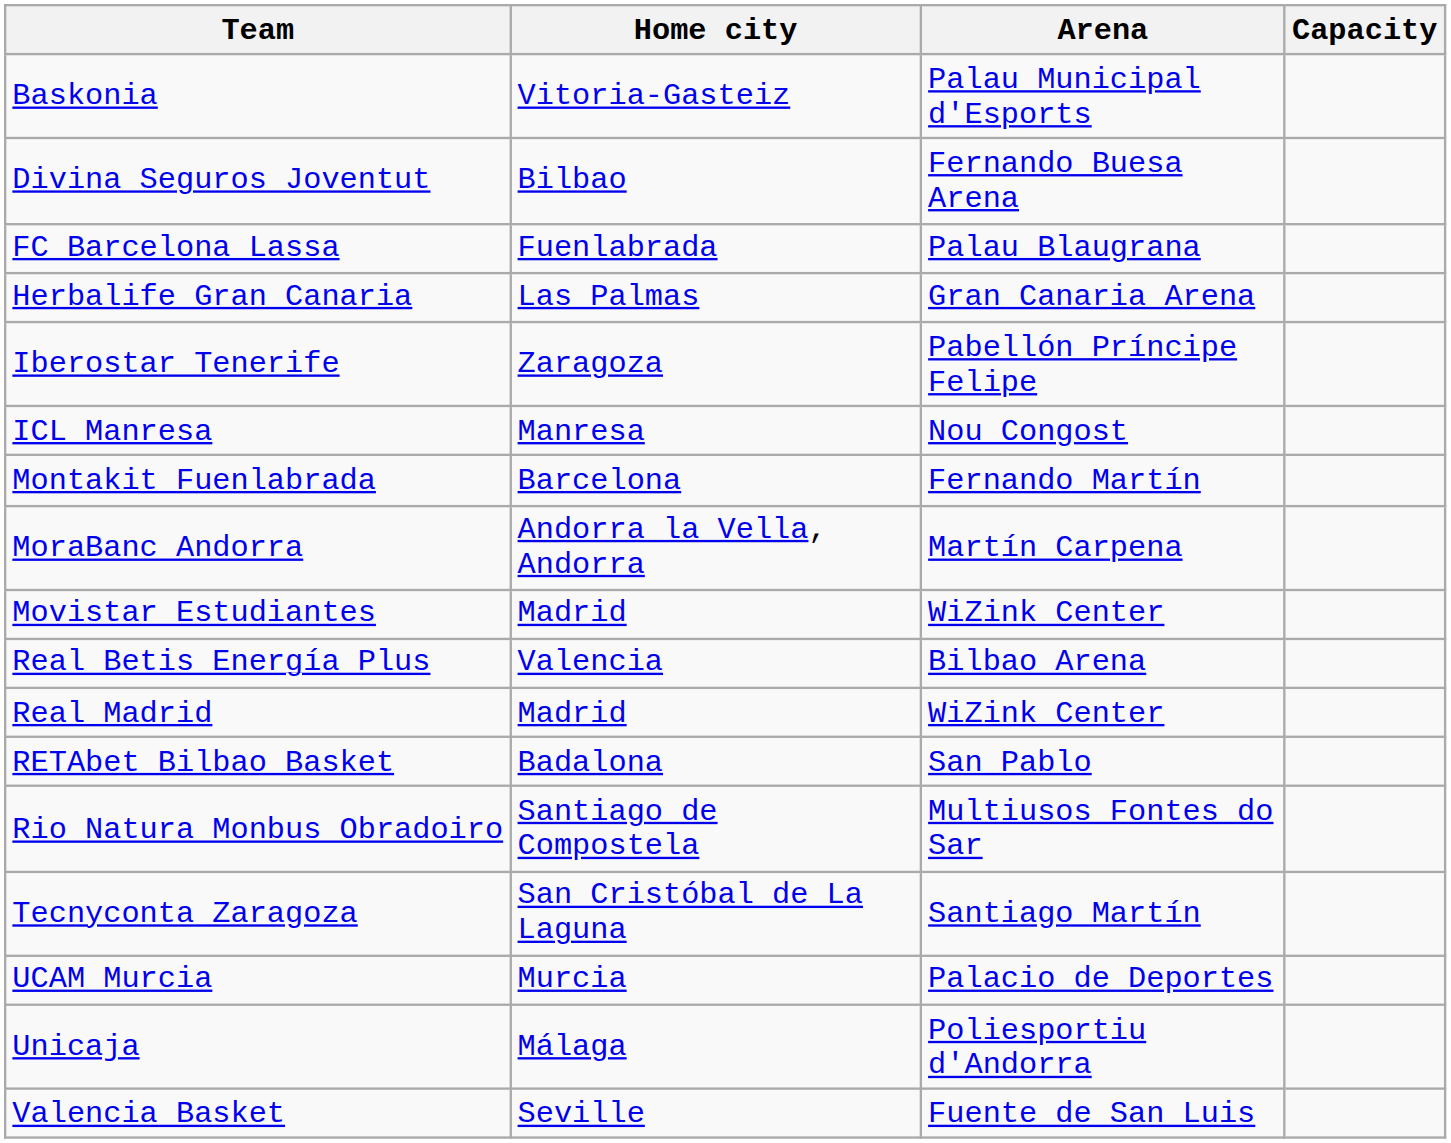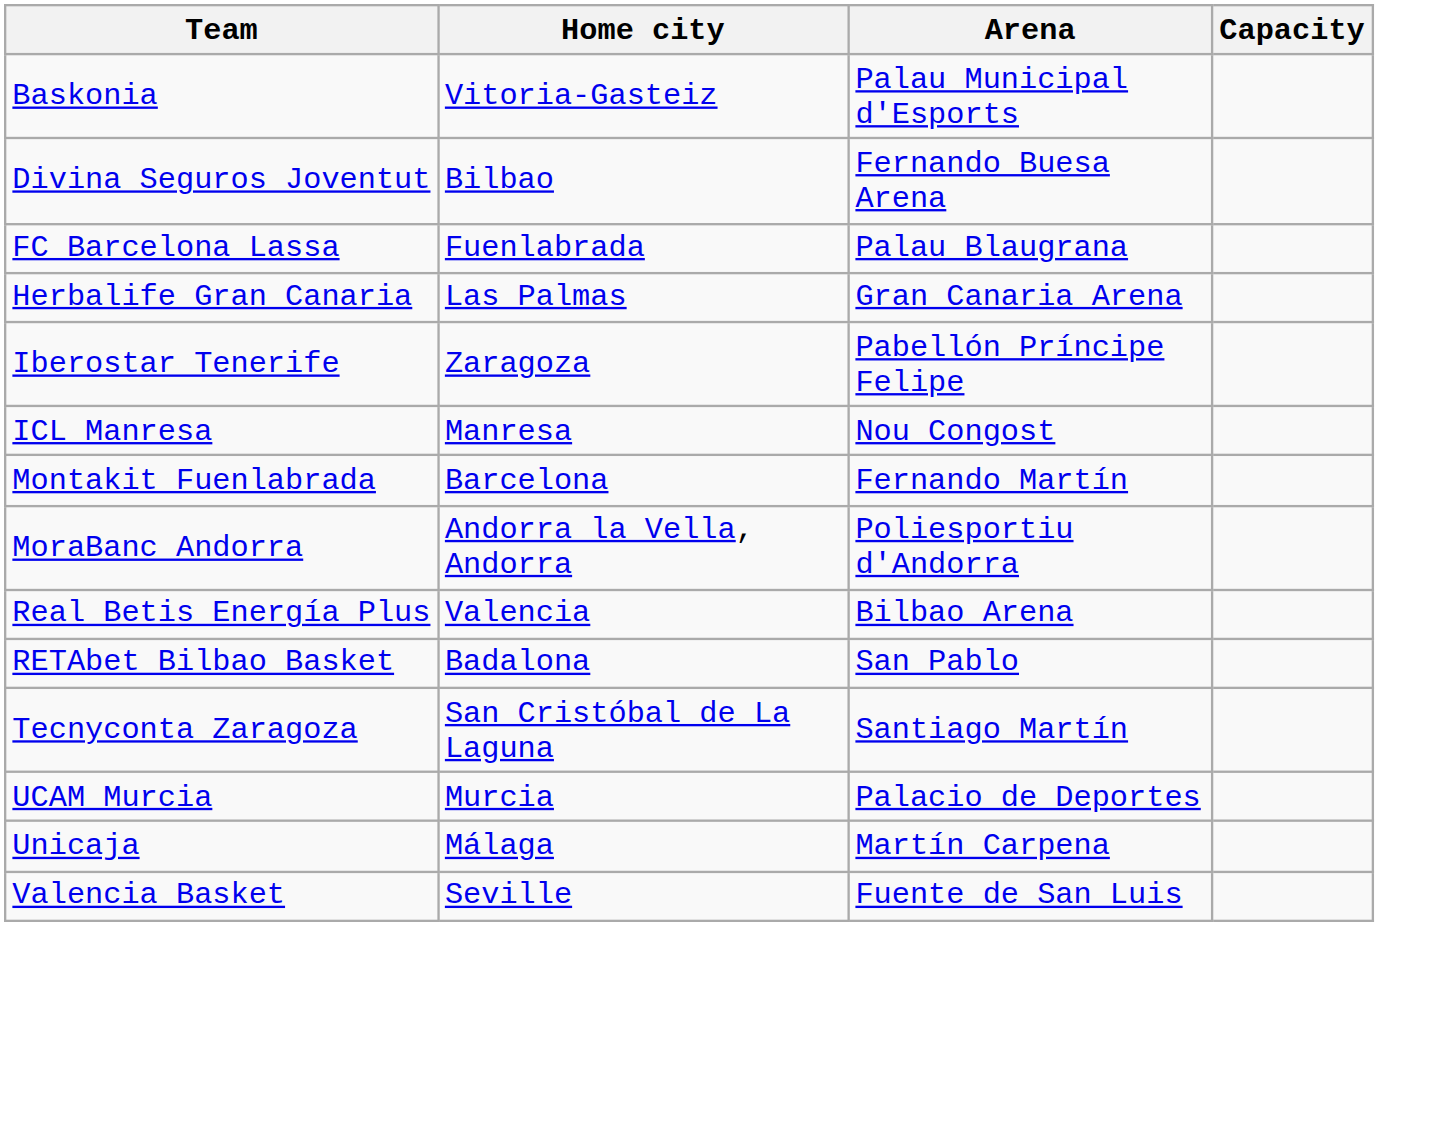(1055, 547) Martín Carpena -> (964, 547) Poliesportiu d'Andorra
- row: (194, 614)
- row: (112, 713)
- row: (258, 829)
(1037, 1047) Poliesportiu d'Andorra -> (983, 846) Martín Carpena
